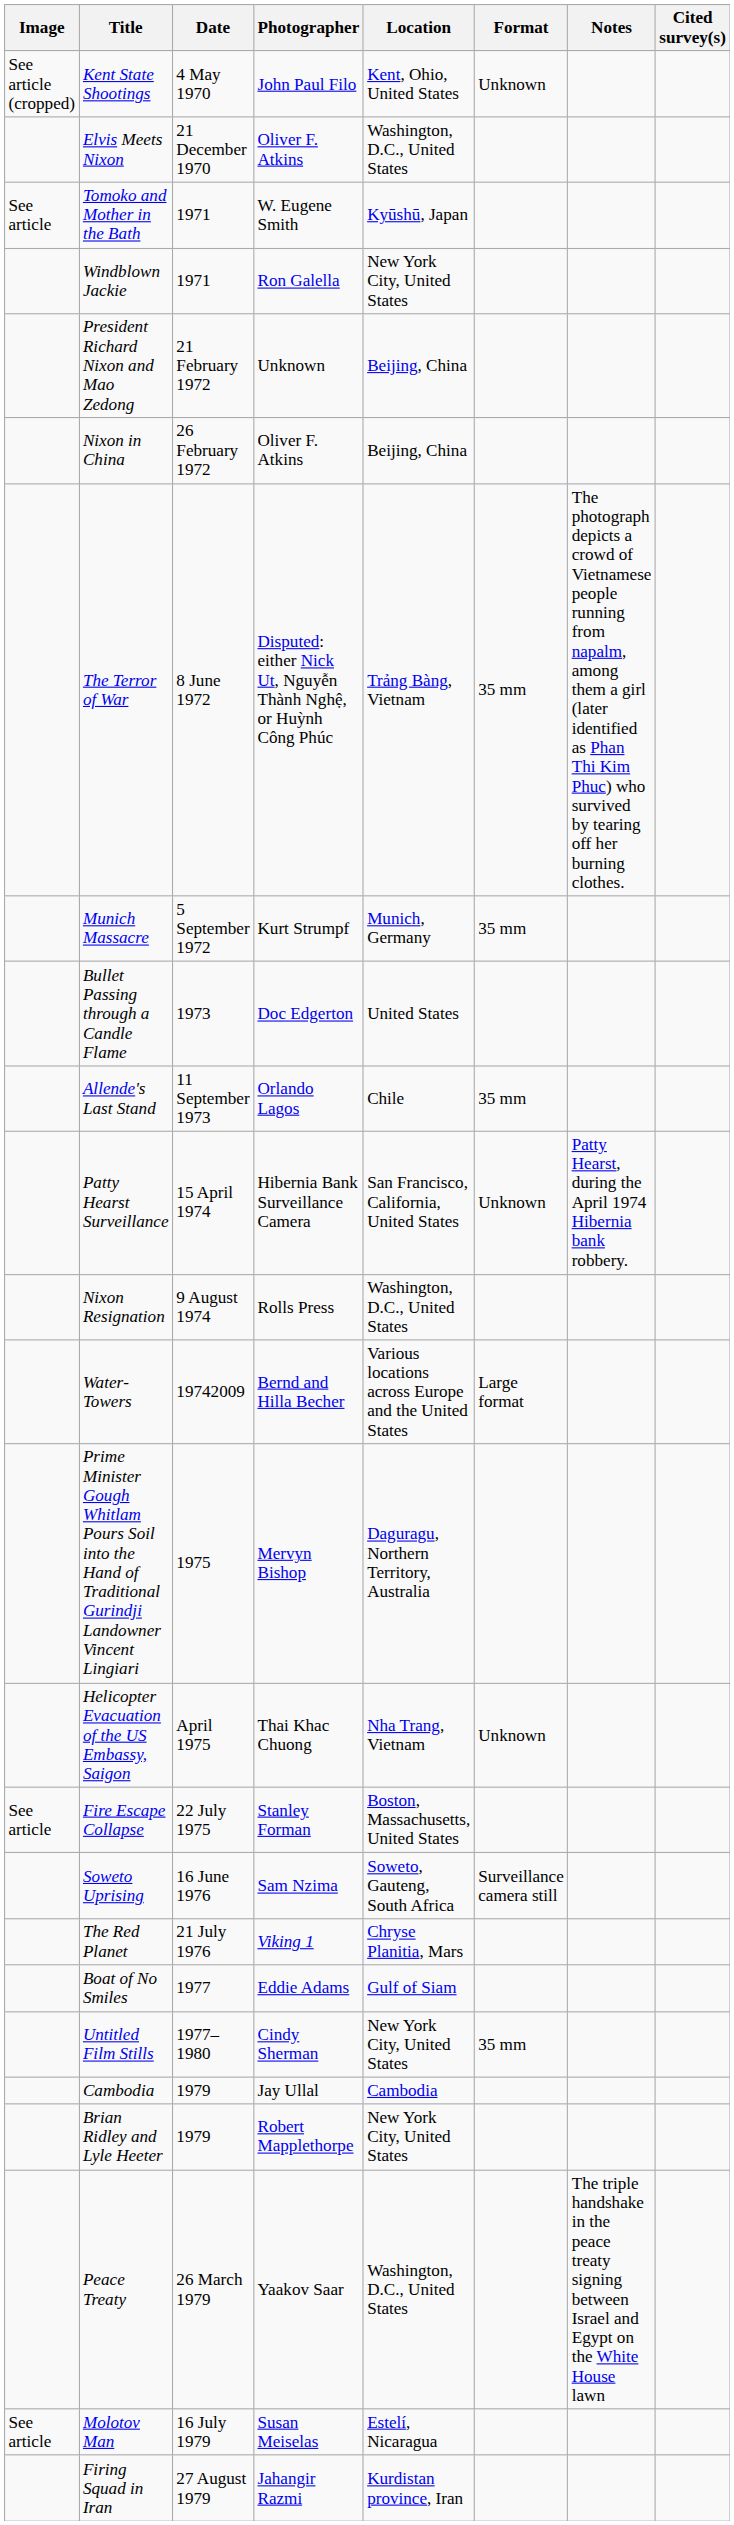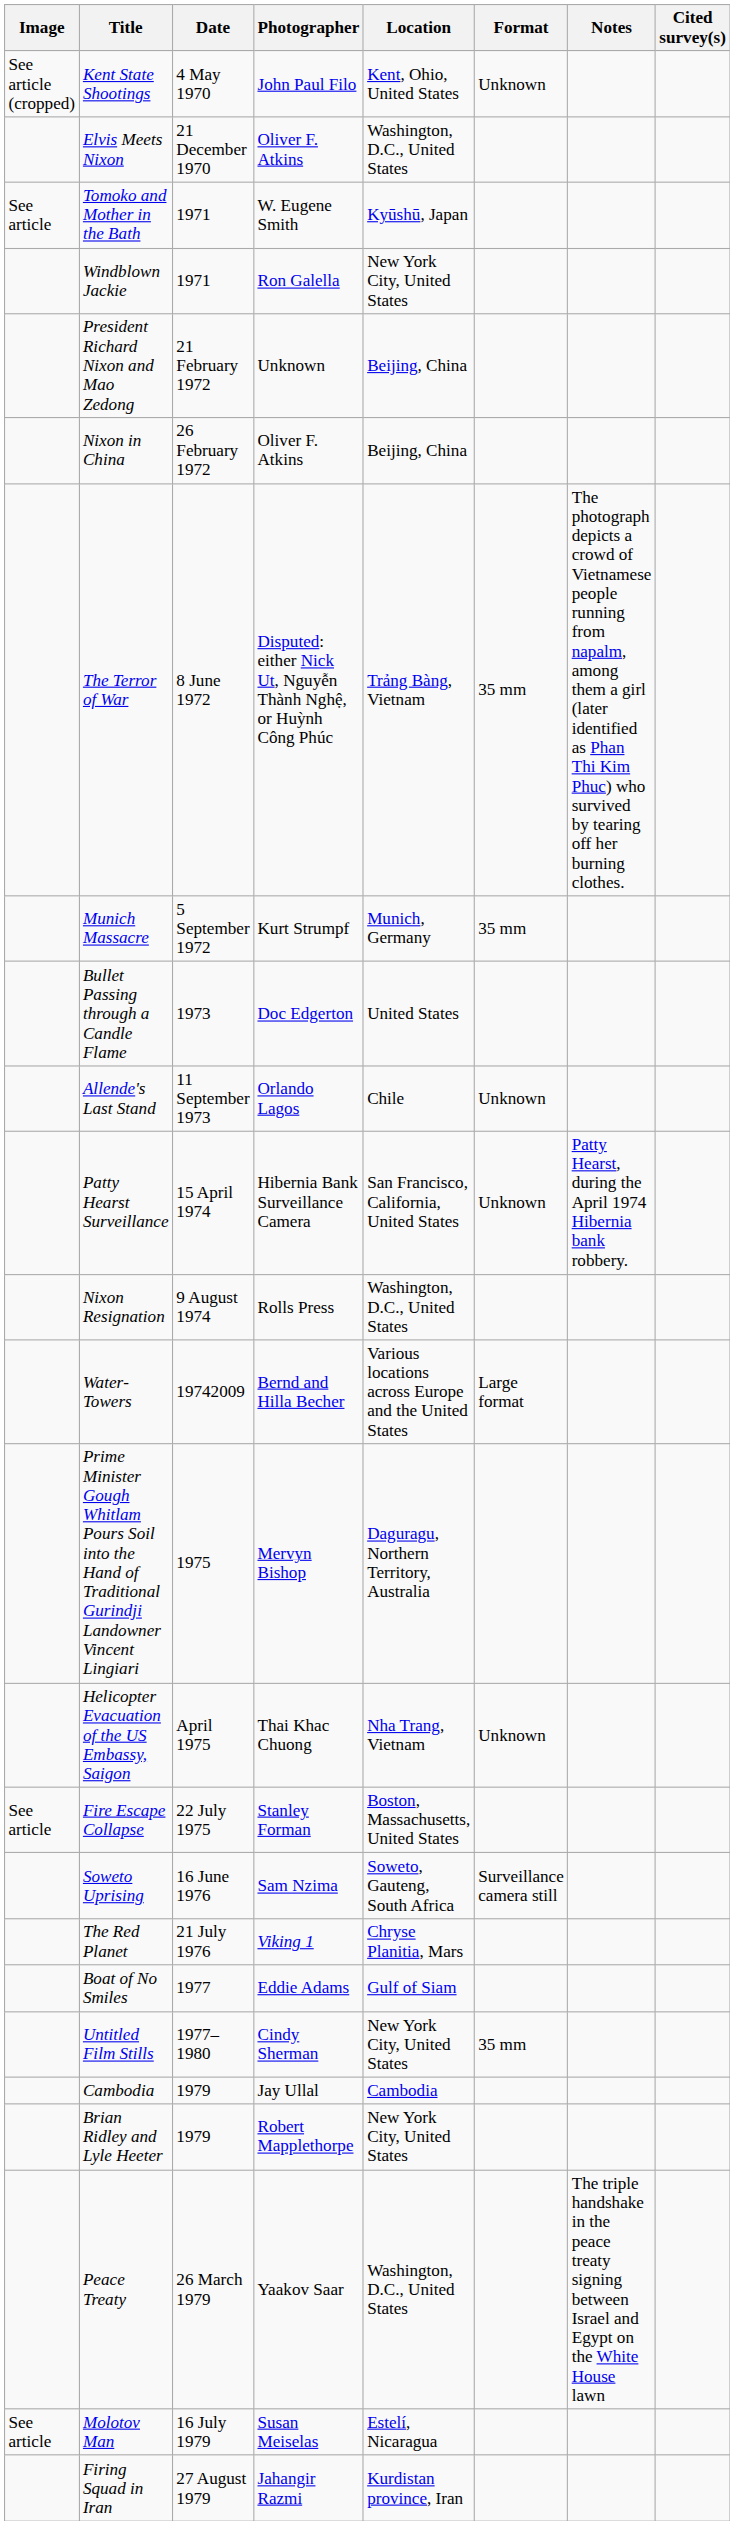(502, 1098) 35 mm -> (512, 1098) Unknown
